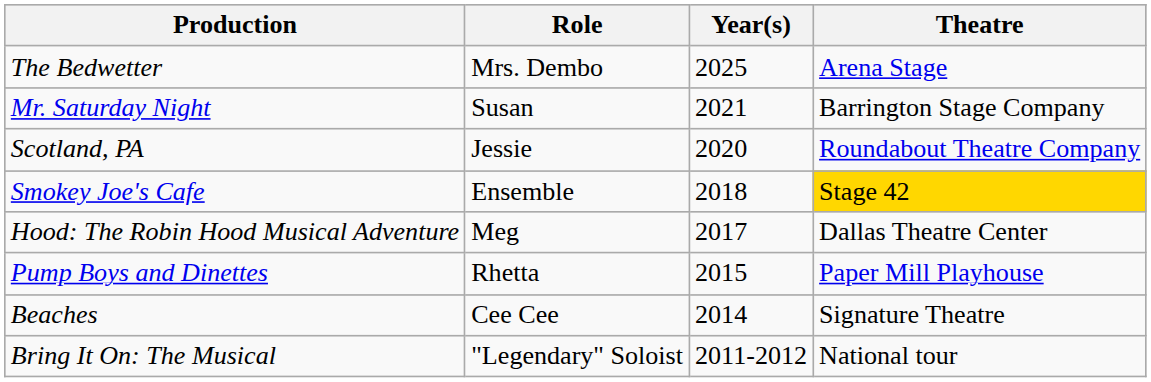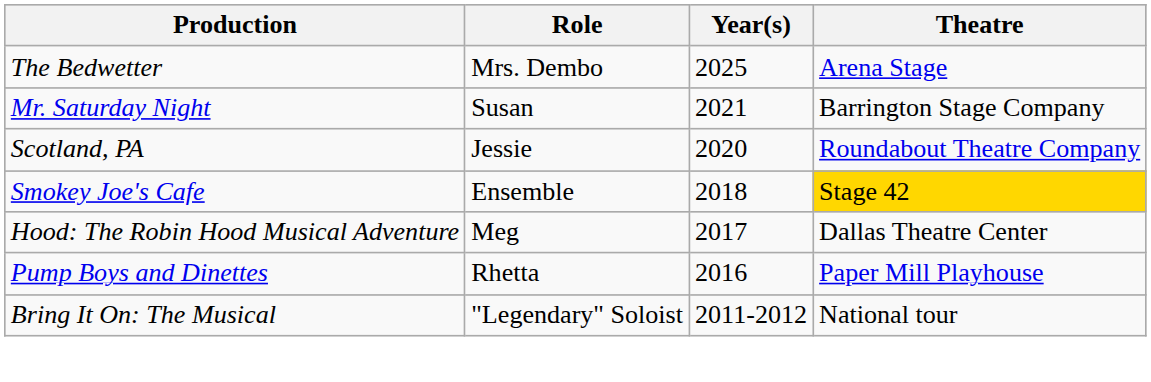(721, 273) 2015 -> (721, 273) 2016
- row: (54, 314)
